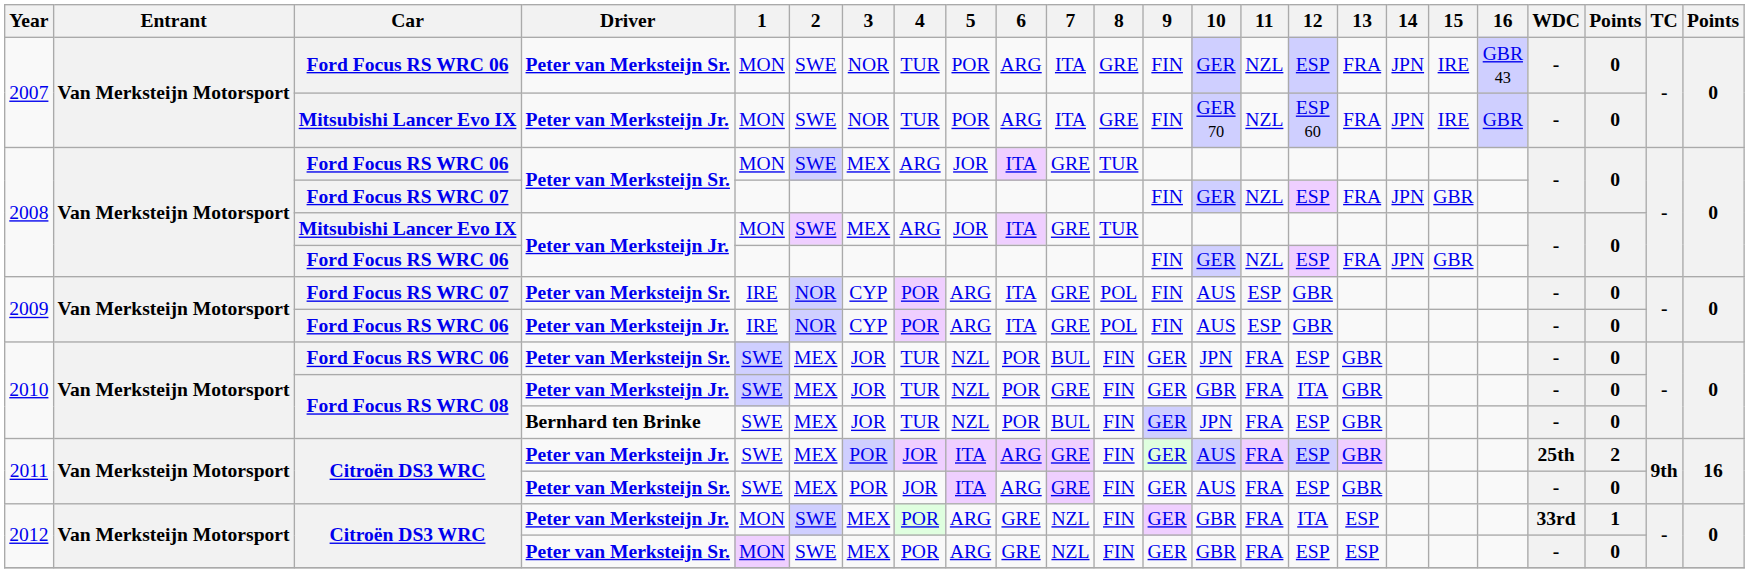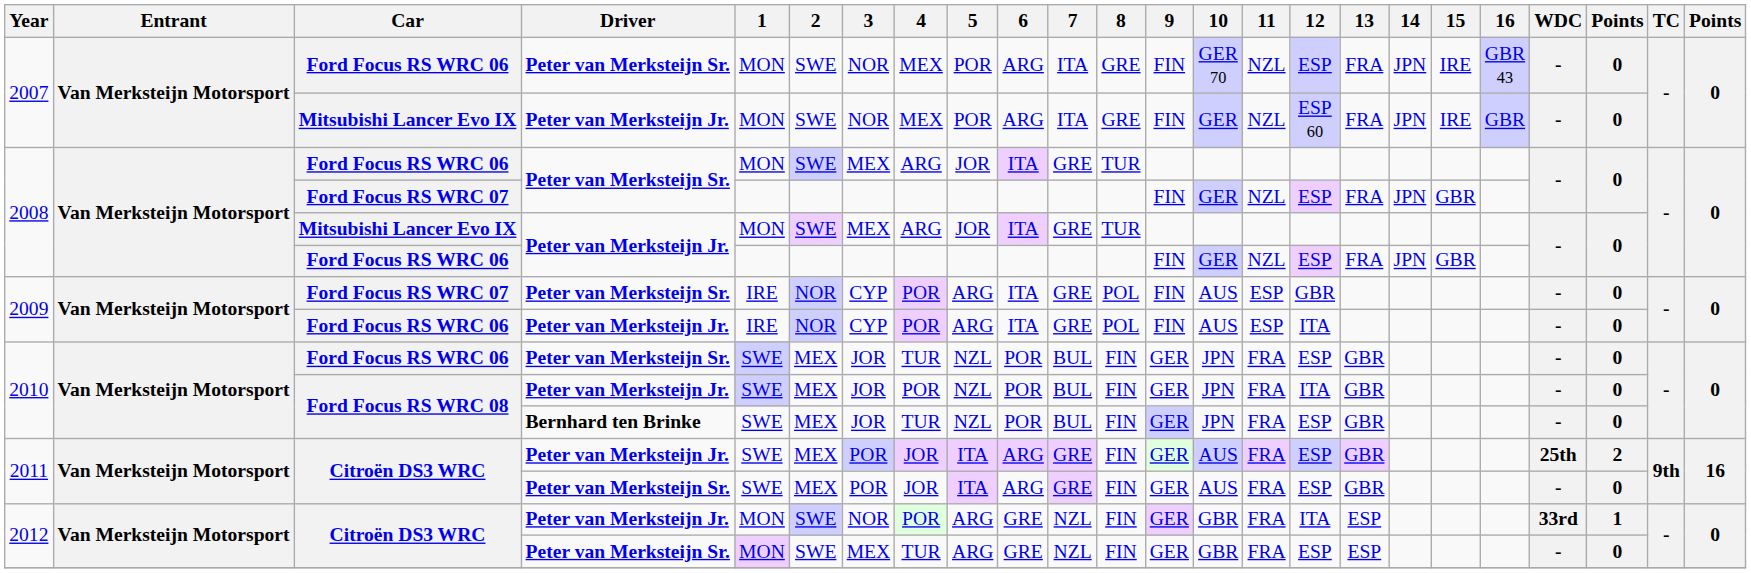(920, 64) TUR -> (921, 64) MEX
(1216, 64) GER -> (1218, 64) GER 70
(920, 120) TUR -> (921, 120) MEX
(1216, 120) GER 70 -> (1218, 120) GER
(1313, 325) GBR -> (1315, 325) ITA
(920, 390) TUR -> (921, 390) POR
(1070, 390) GRE -> (1073, 390) BUL
(1216, 390) GBR -> (1218, 390) JPN
(868, 519) MEX -> (868, 519) NOR
(920, 551) POR -> (921, 551) TUR
